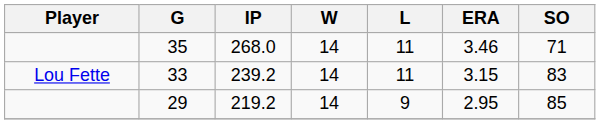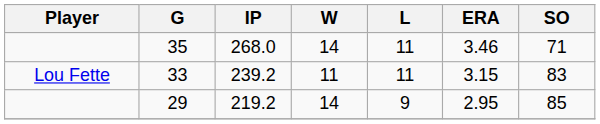(329, 75) 14 -> (329, 75) 11
